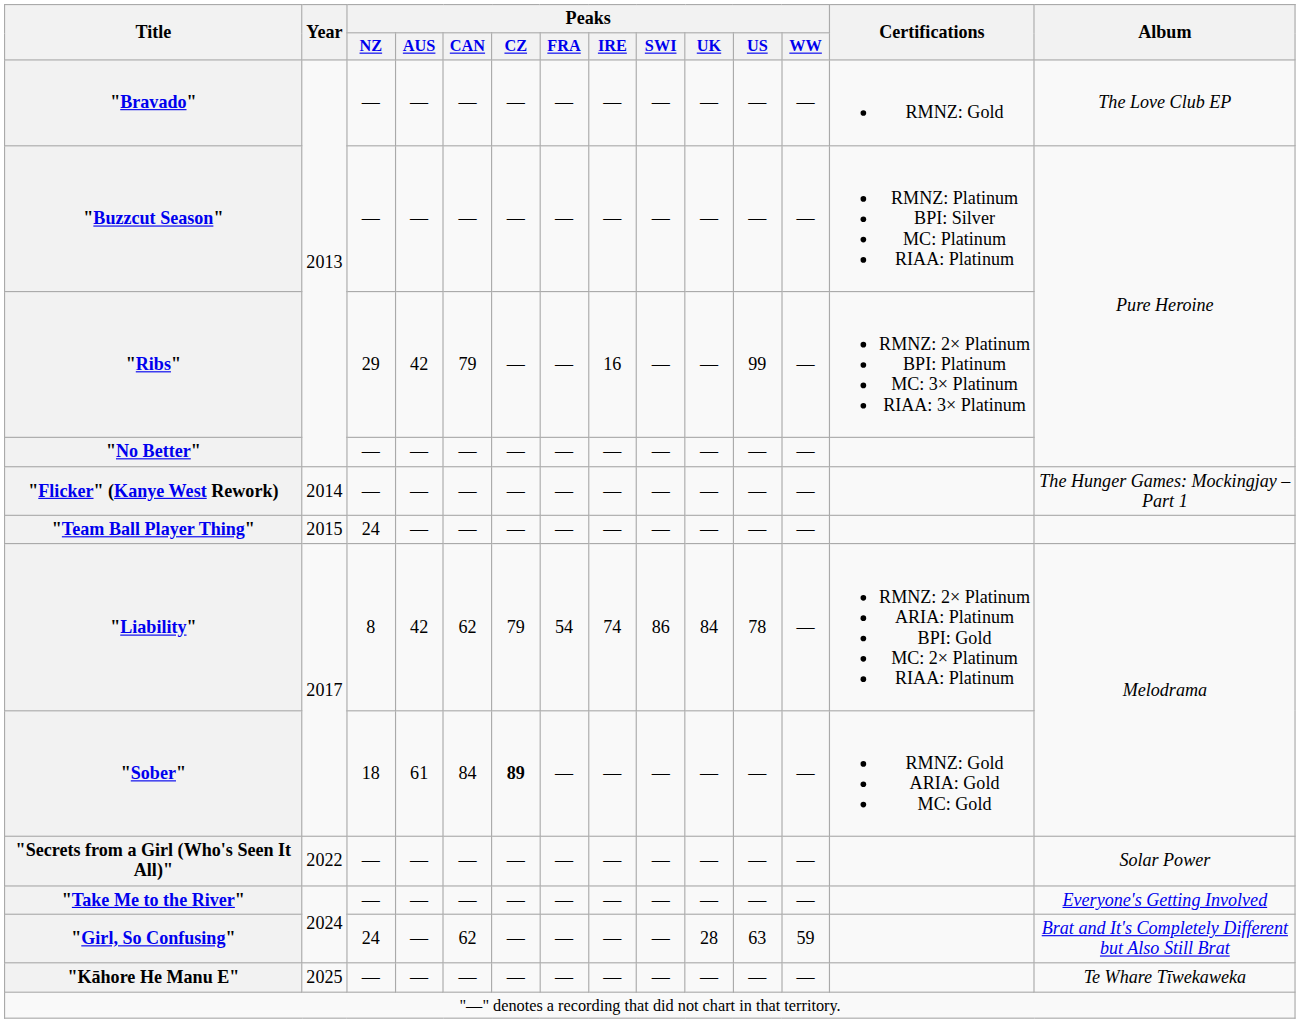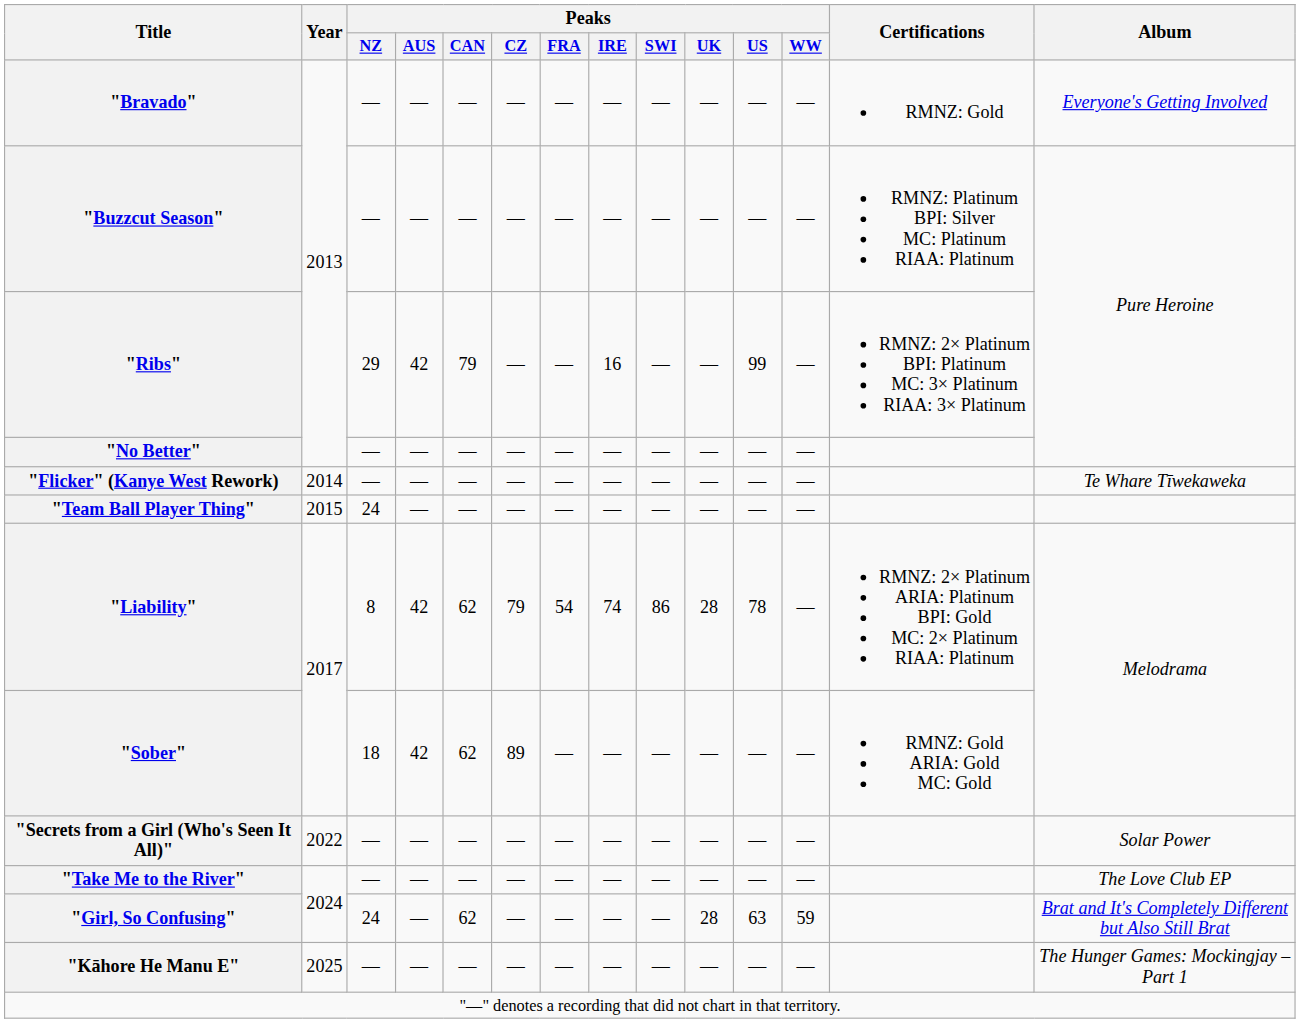(1165, 102) The Love Club EP -> (1165, 102) Everyone's Getting Involved
(1165, 490) The Hunger Games: Mockingjay – Part 1 -> (1165, 480) Te Whare Tīwekaweka
(709, 627) 84 -> (709, 606) 28
(419, 773) 61 -> (419, 753) 42
(467, 773) 84 -> (467, 753) 62
(516, 773) bold -> (516, 753) normal
(1165, 899) Everyone's Getting Involved -> (1165, 879) The Love Club EP
(1165, 977) Te Whare Tīwekaweka -> (1165, 967) The Hunger Games: Mockingjay – Part 1
